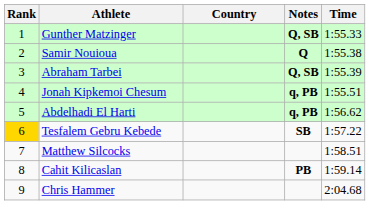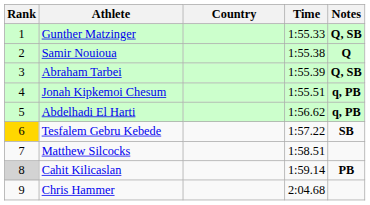columns swapped: (343, 14) <-> (303, 14)
(22, 170) no background -> (22, 170) lightgrey background
